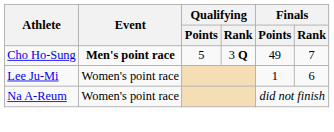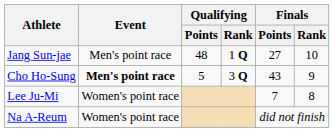+ row: (39, 55)
(275, 55) 49 -> (275, 76) 43
(312, 55) 7 -> (312, 76) 9
(275, 76) 1 -> (275, 96) 7
(312, 76) 6 -> (312, 96) 8
